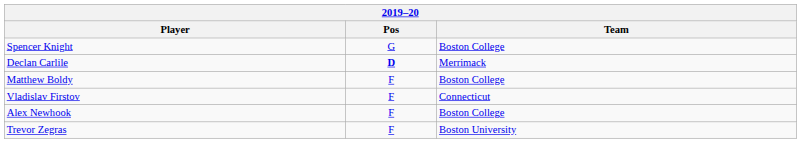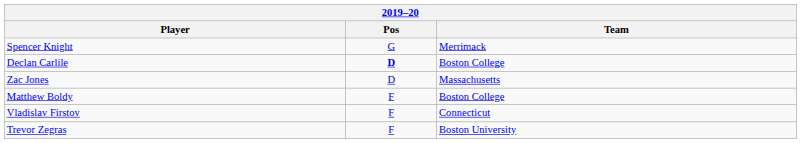(472, 46) Boston College -> (463, 46) Merrimack
(463, 63) Merrimack -> (472, 63) Boston College
+ row: (28, 79)
- row: (39, 113)
